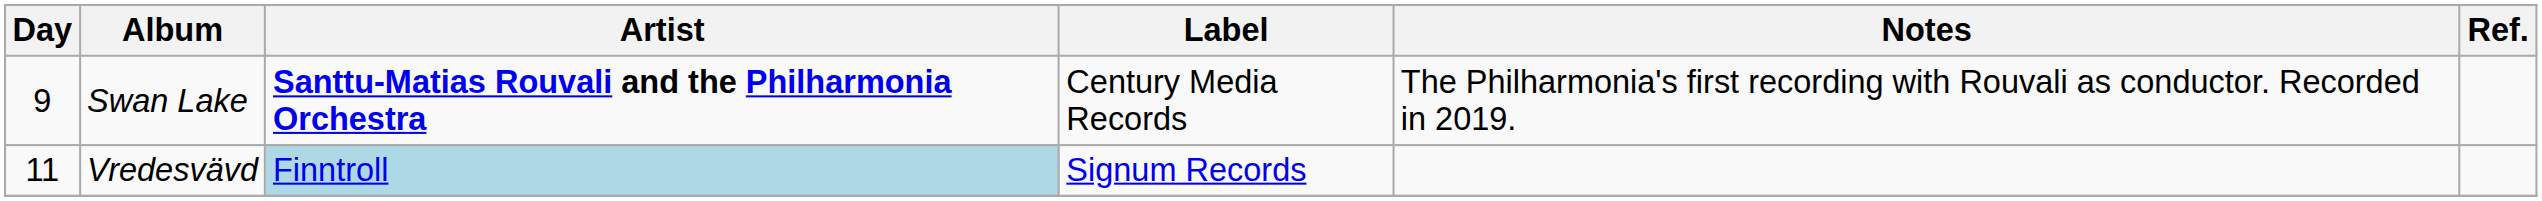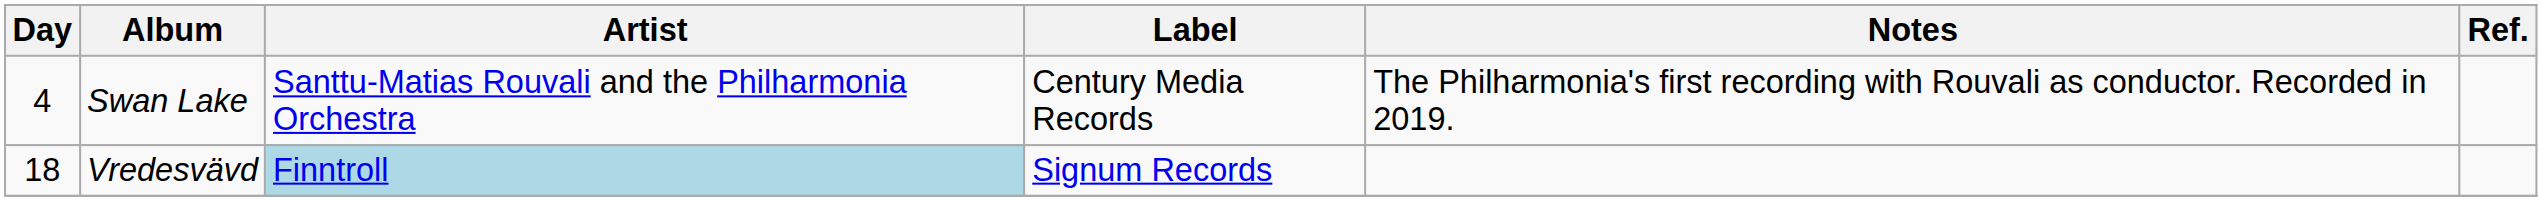(42, 100) 9 -> (42, 100) 4
(612, 100) bold -> (590, 100) normal
(42, 169) 11 -> (42, 169) 18
